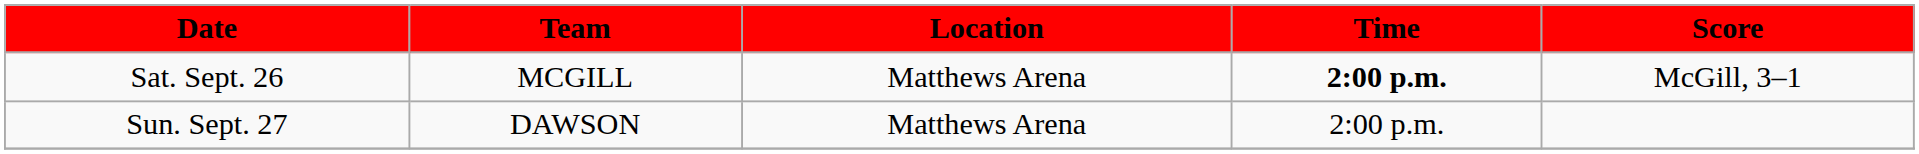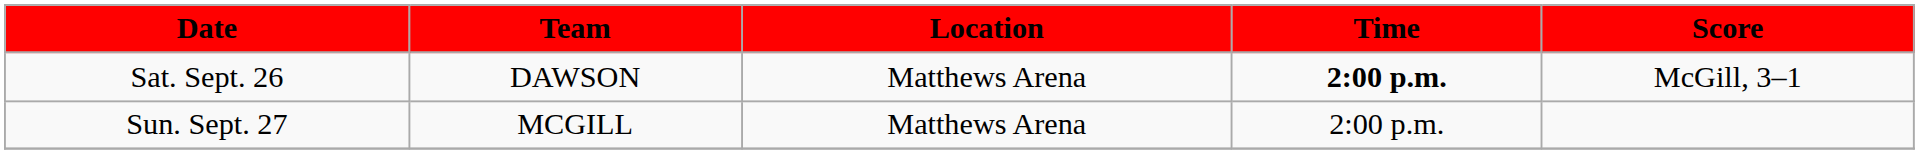(575, 76) MCGILL -> (575, 76) DAWSON
(575, 124) DAWSON -> (575, 124) MCGILL
